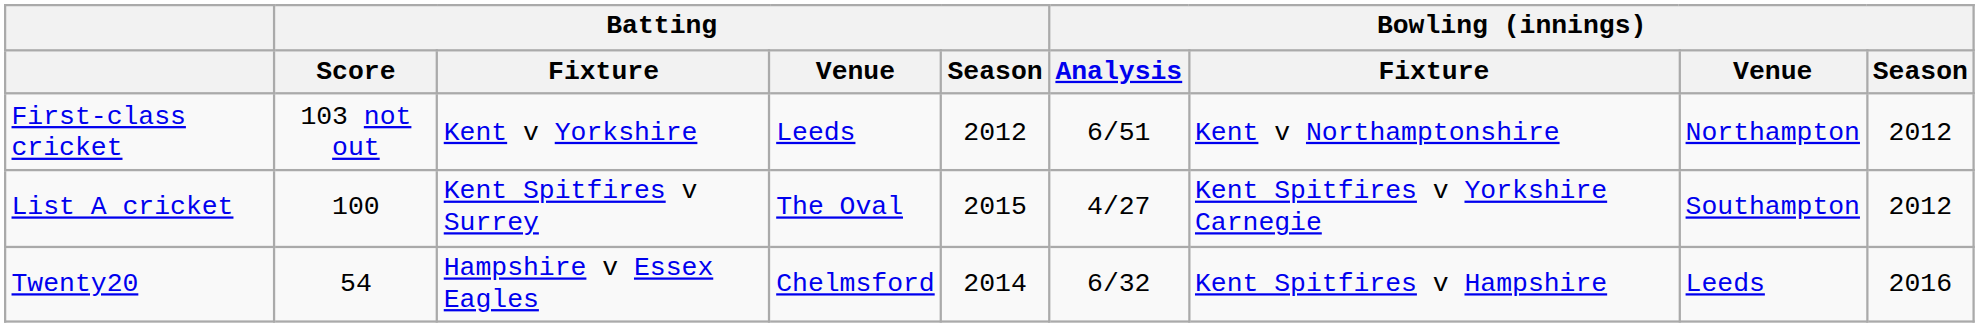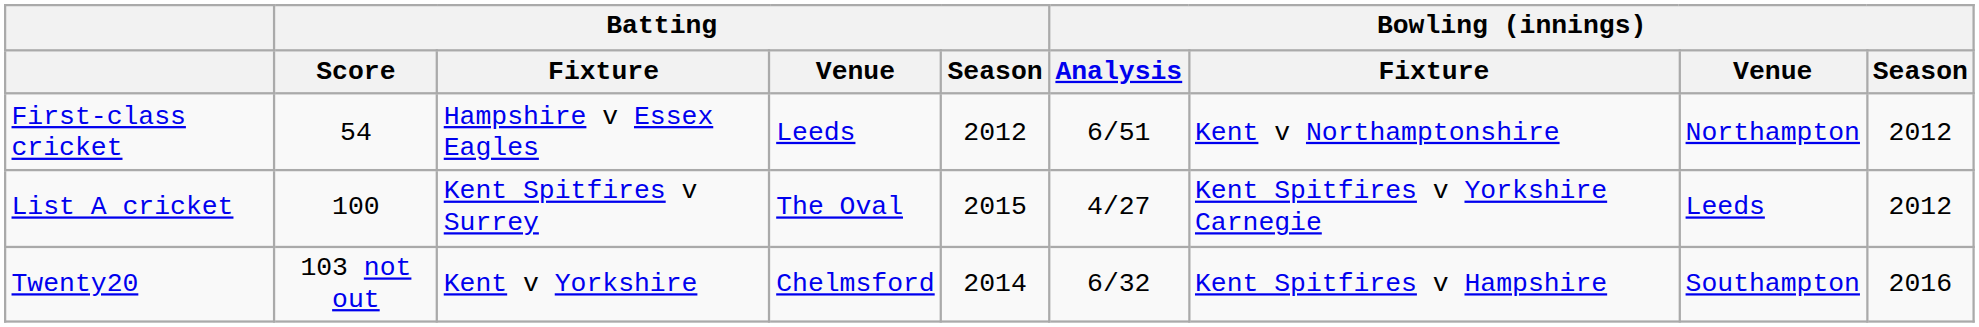(356, 132) 103 not out -> (356, 132) 54
(571, 132) Kent v Yorkshire -> (578, 132) Hampshire v Essex Eagles
(1773, 208) Southampton -> (1725, 208) Leeds
(356, 284) 54 -> (356, 284) 103 not out
(578, 284) Hampshire v Essex Eagles -> (571, 284) Kent v Yorkshire
(1725, 284) Leeds -> (1773, 284) Southampton
